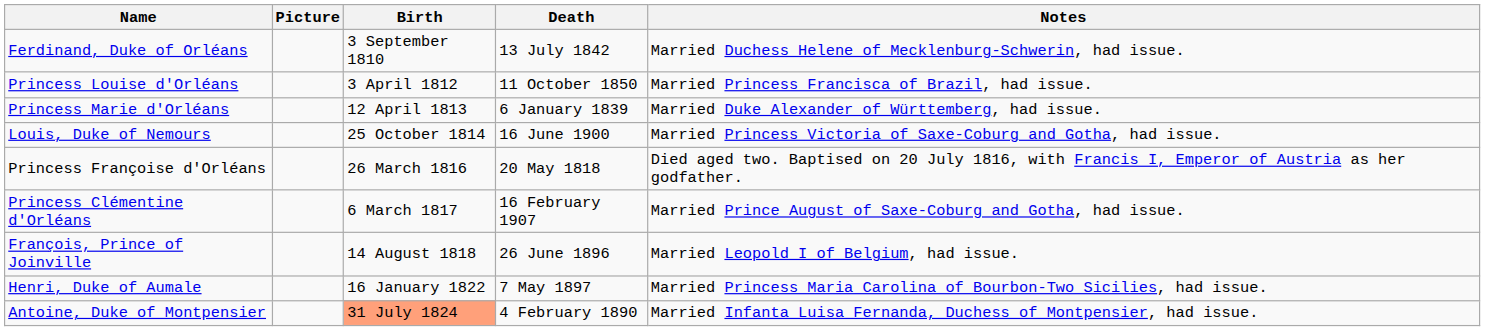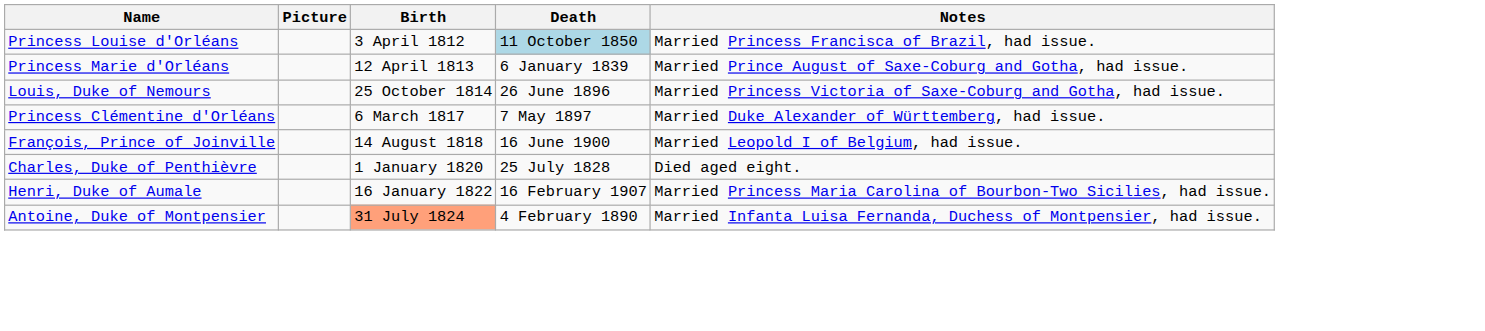- row: (128, 51)
(568, 85) no background -> (569, 42) lightblue background
(876, 110) Married Duke Alexander of Württemberg, had issue. -> (921, 67) Married Prince August of Saxe-Coburg and Gotha, had issue.
(555, 135) 16 June 1900 -> (555, 92) 26 June 1896
- row: (137, 169)
(550, 211) 16 February 1907 -> (546, 117) 7 May 1897
(918, 211) Married Prince August of Saxe-Coburg and Gotha, had issue. -> (880, 117) Married Duke Alexander of Württemberg, had issue.
(555, 254) 26 June 1896 -> (555, 142) 16 June 1900
+ row: (133, 167)
(545, 288) 7 May 1897 -> (573, 192) 16 February 1907
